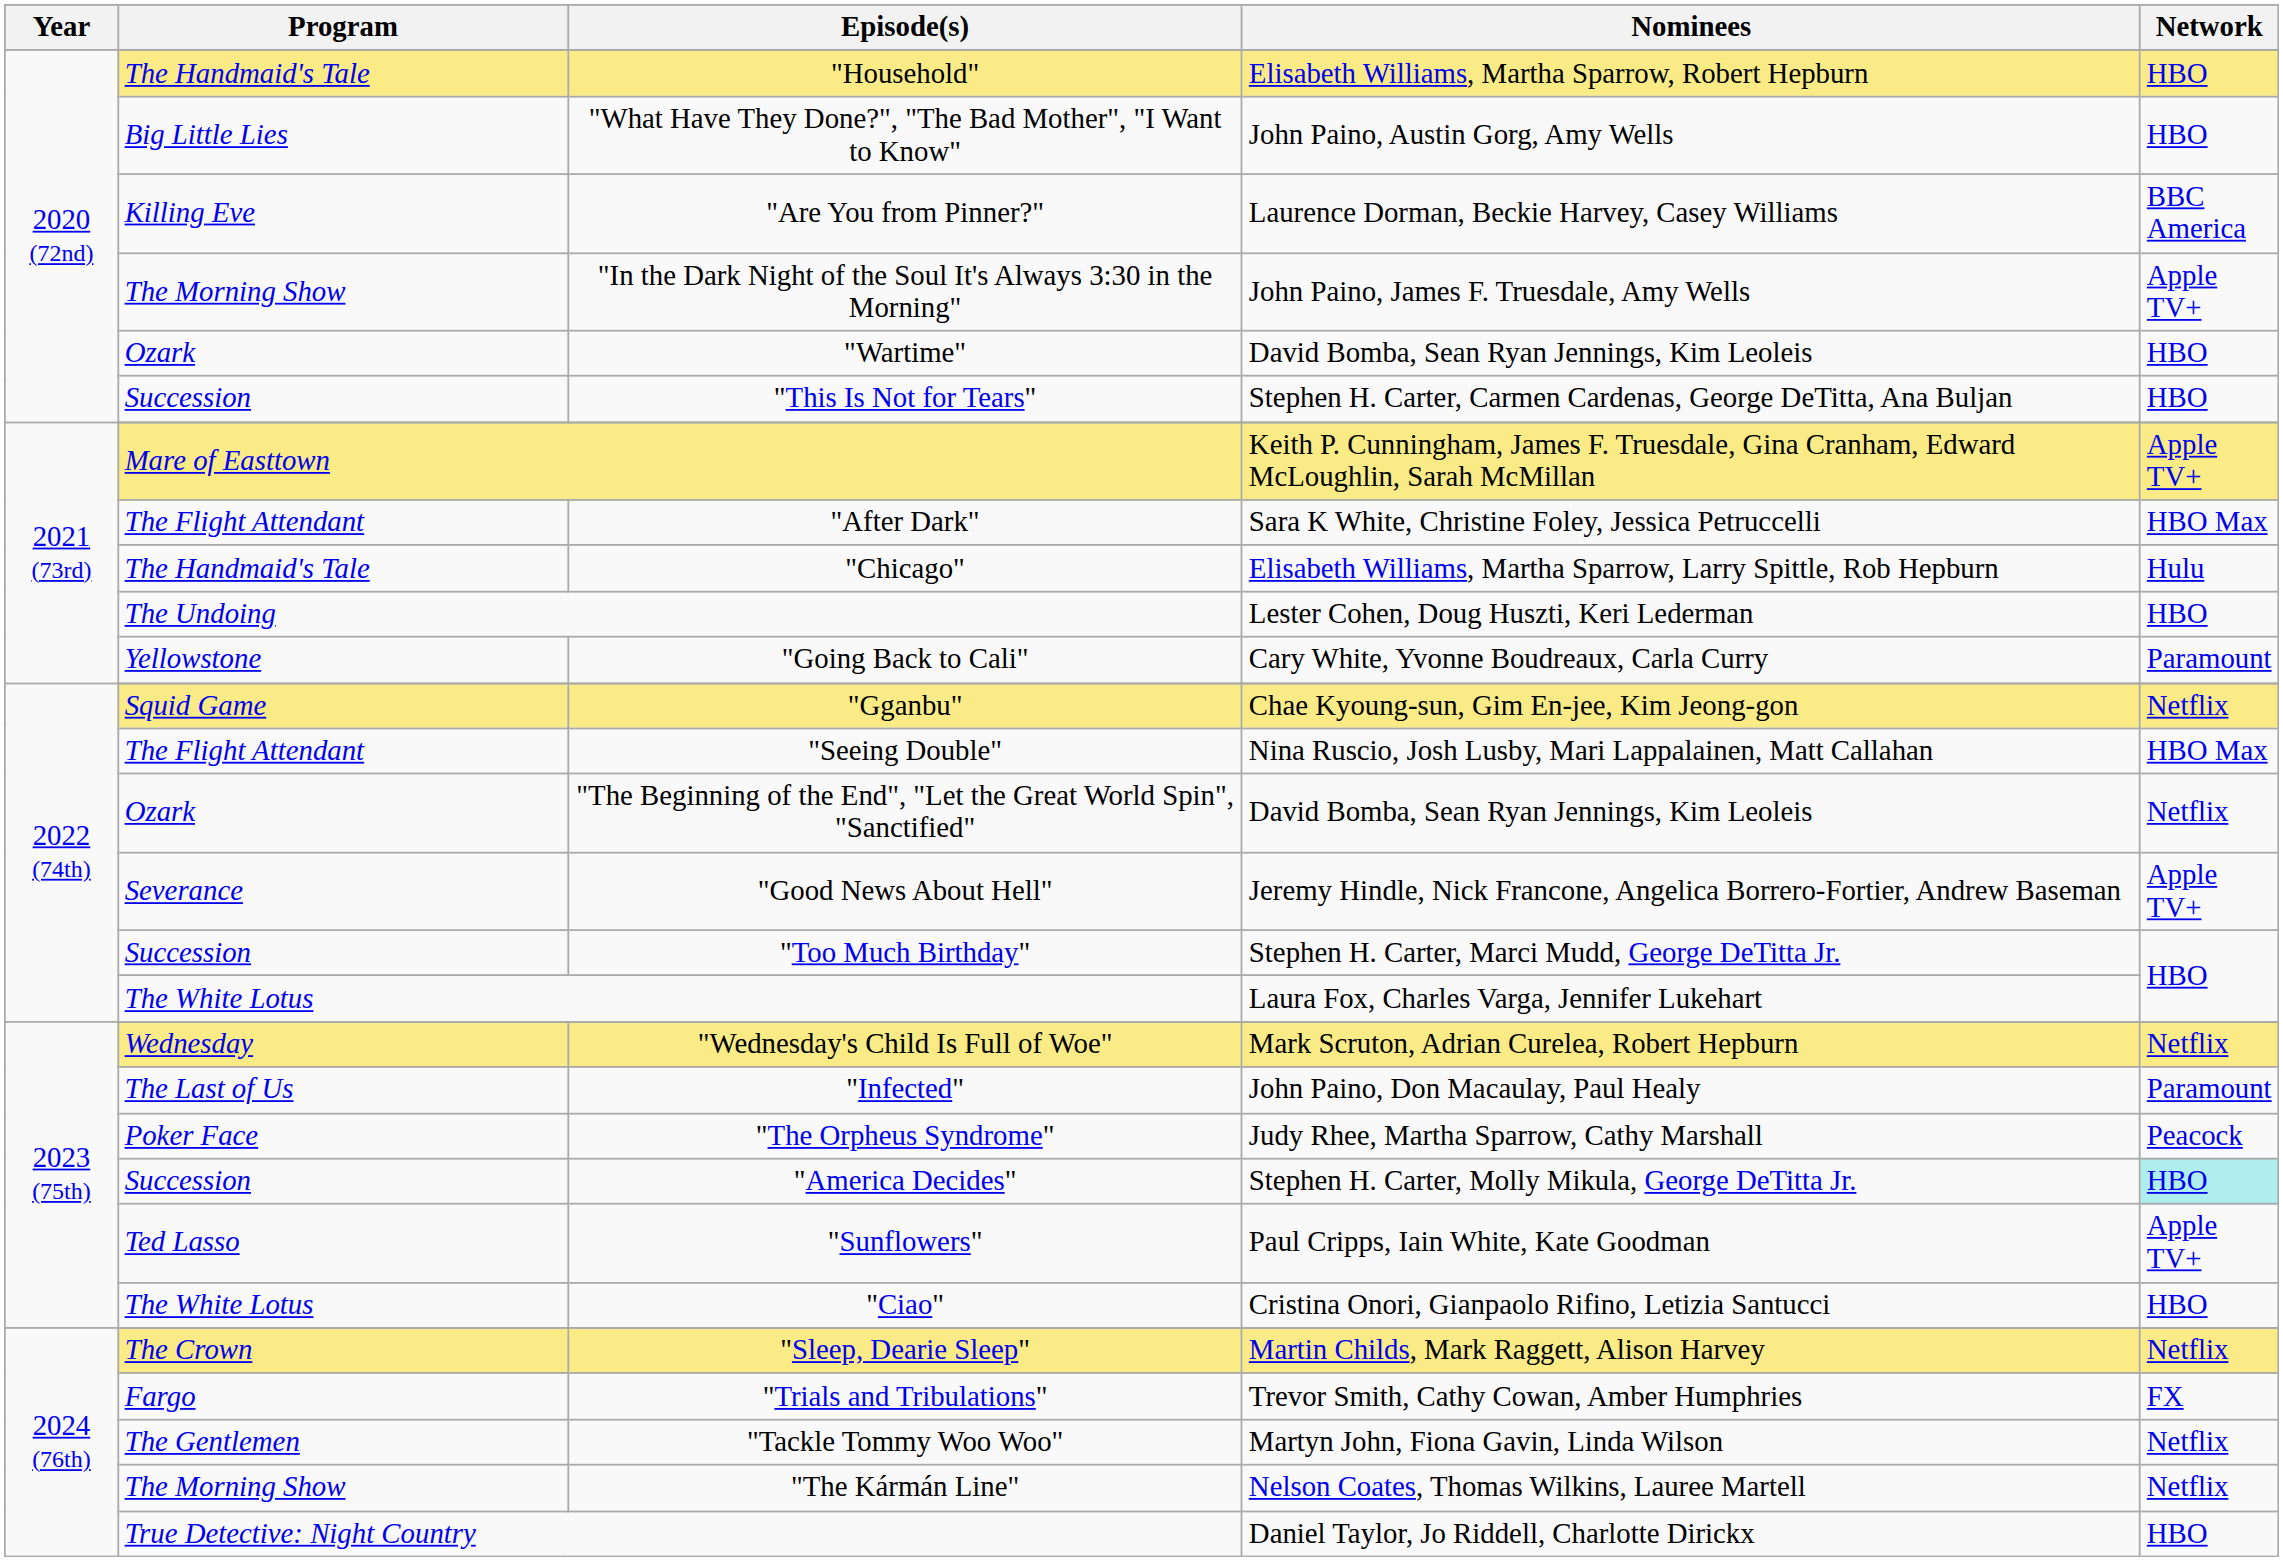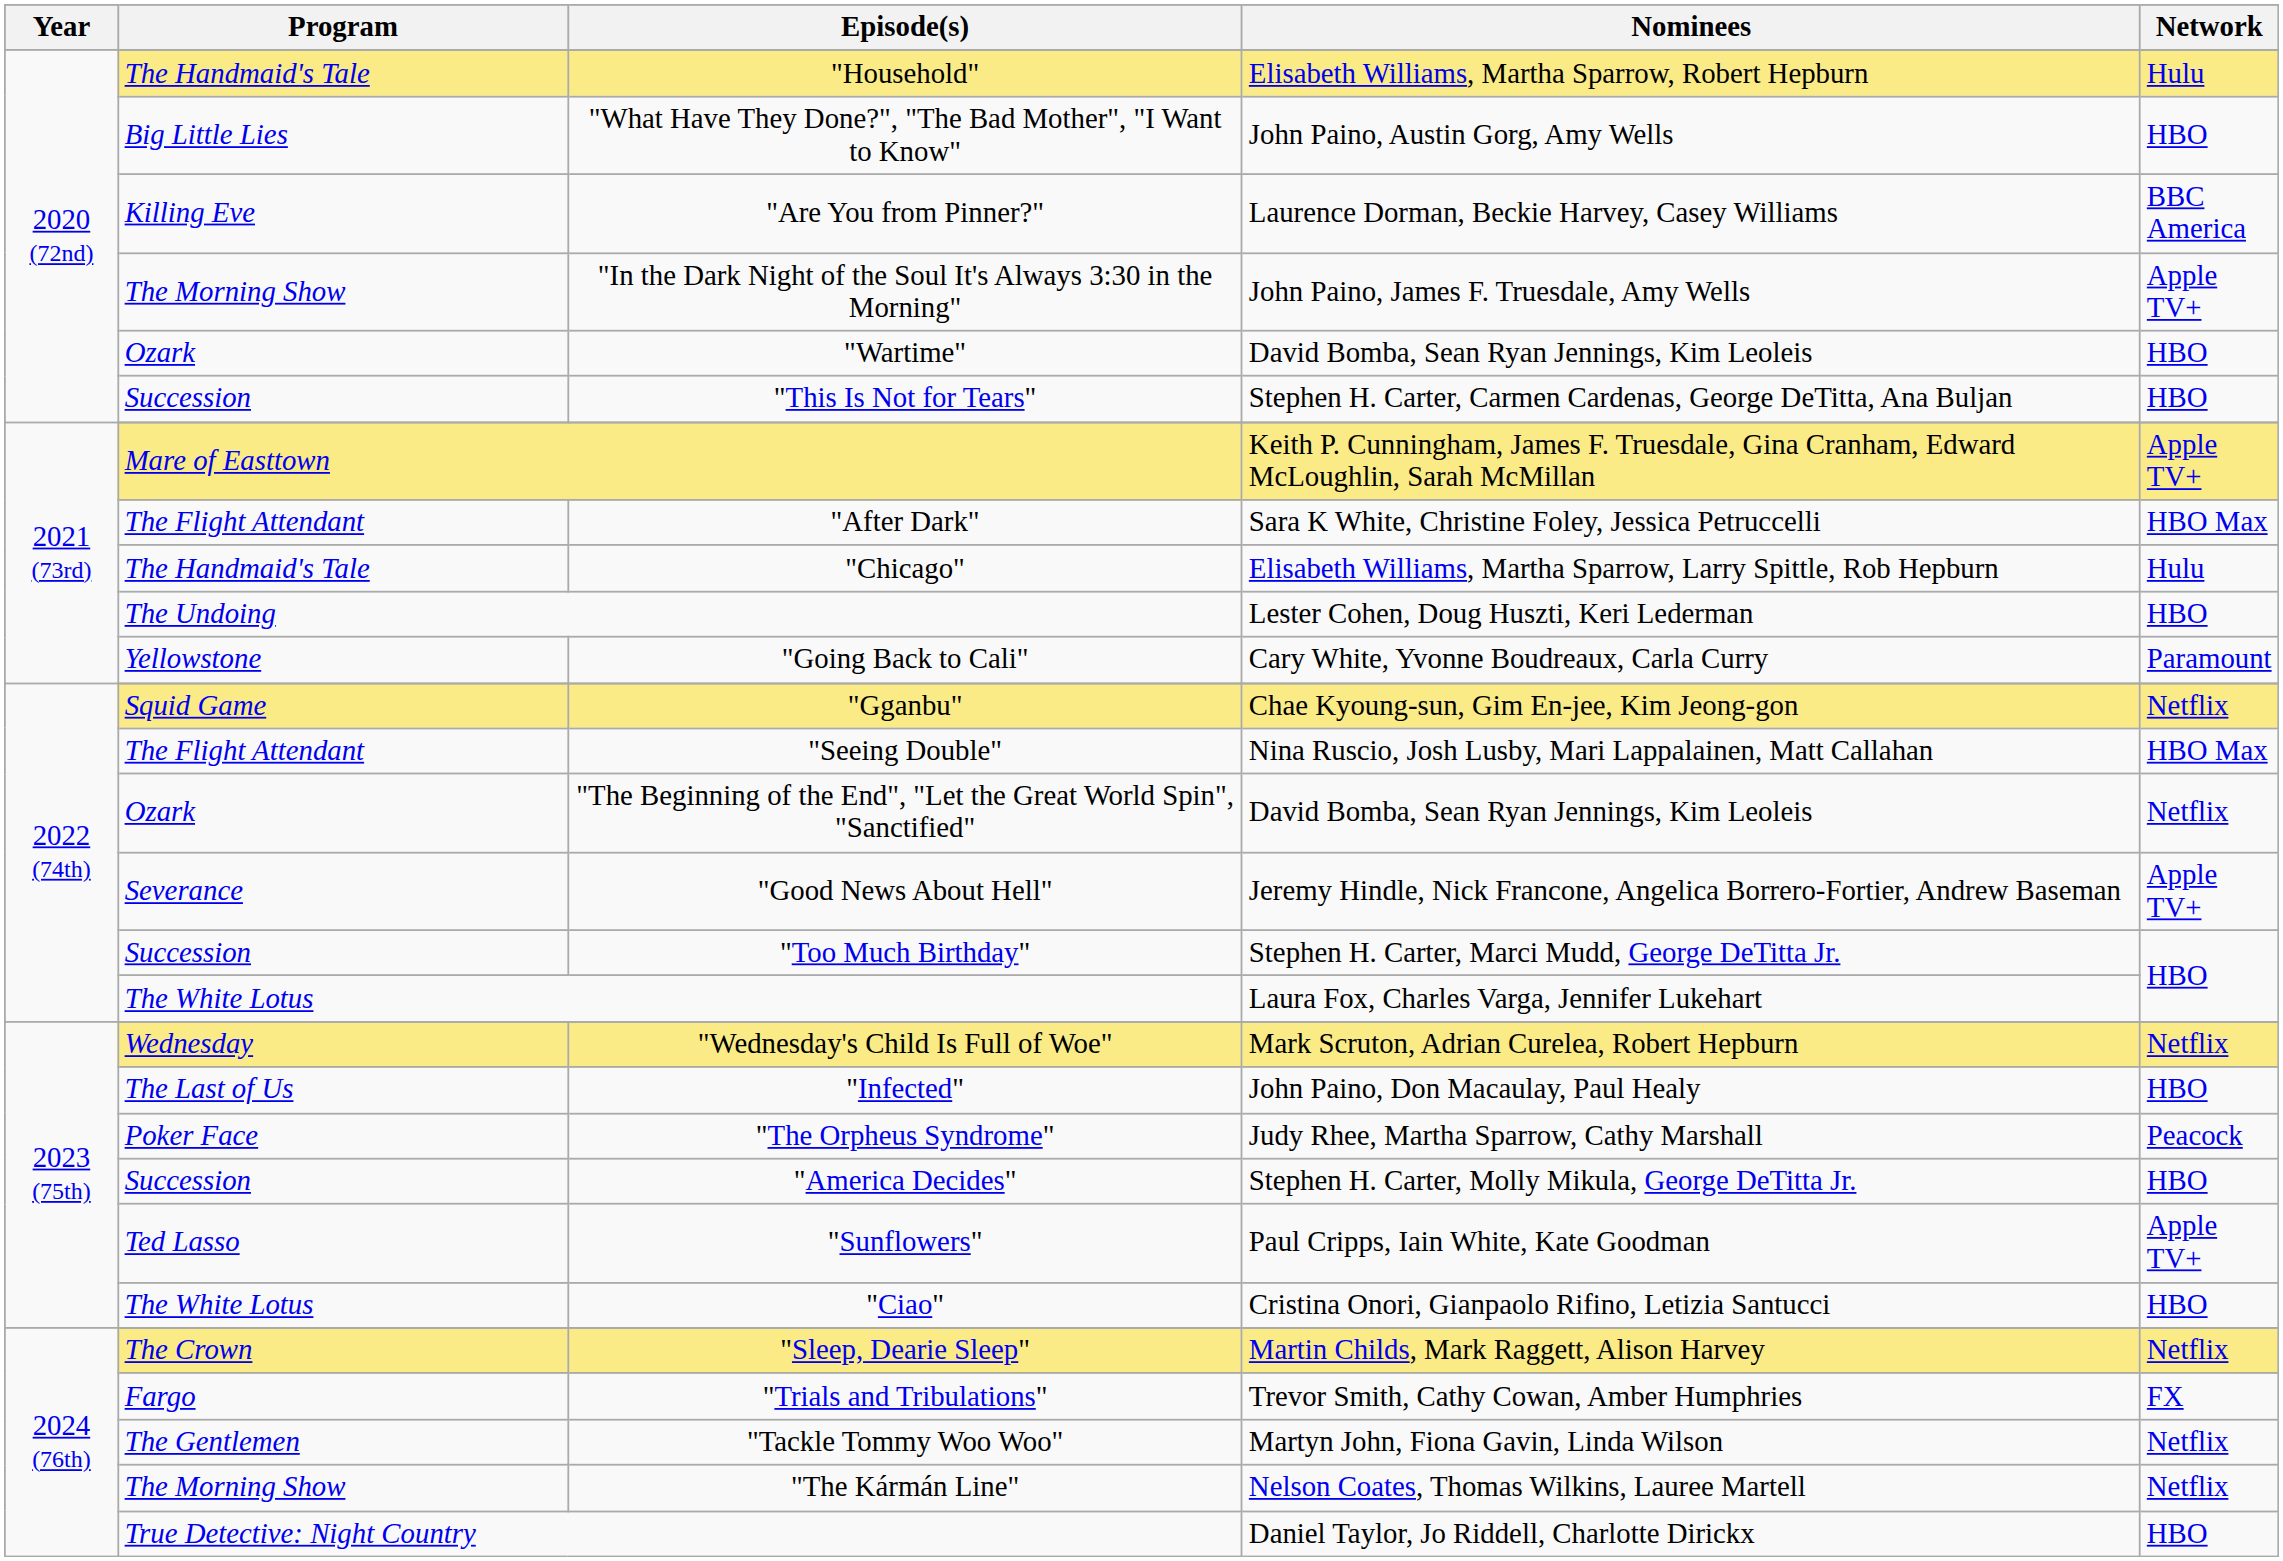(2177, 73) HBO -> (2176, 73) Hulu
(2209, 1089) Paramount -> (2177, 1089) HBO
(2177, 1180) paleturquoise background -> (2177, 1180) no background
